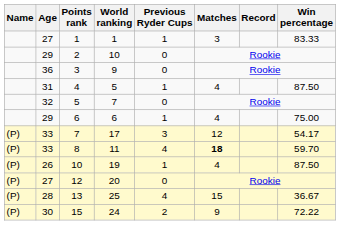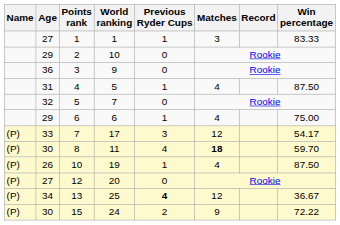(48, 149) 33 -> (48, 149) 30
(48, 196) 28 -> (48, 196) 34
(165, 196) normal -> (165, 196) bold
(217, 196) 15 -> (217, 196) 12
